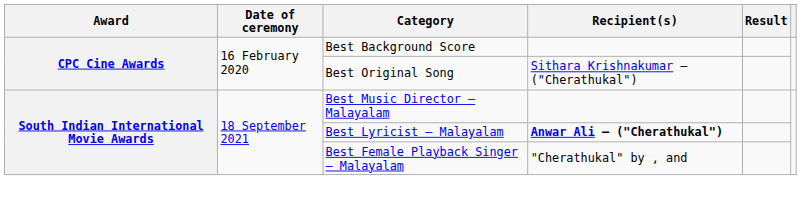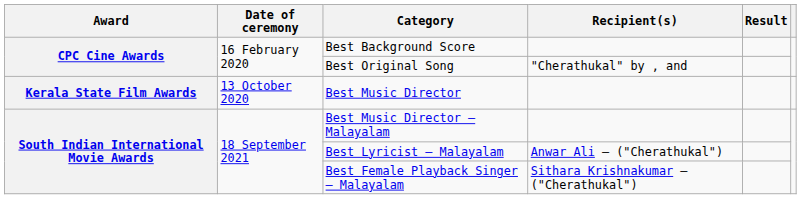(609, 73) Sithara Krishnakumar – ("Cherathukal") -> (609, 66) "Cherathukal" by , and
+ row: (393, 92)
(627, 132) bold -> (627, 151) normal
(609, 158) "Cherathukal" by , and -> (609, 178) Sithara Krishnakumar – ("Cherathukal")
